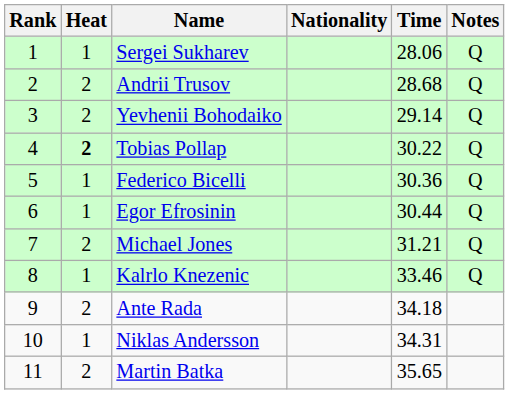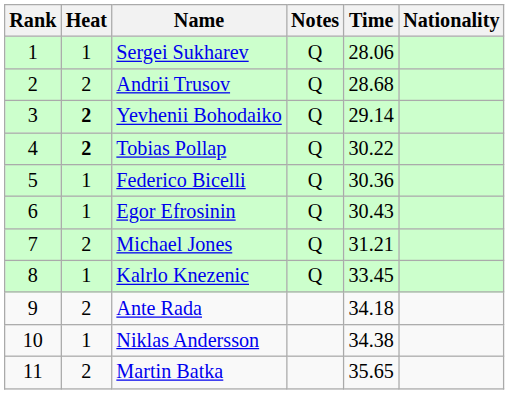columns swapped: (339, 20) <-> (475, 20)
(86, 116) normal -> (86, 116) bold
(419, 212) 30.44 -> (371, 212) 30.43
(419, 276) 33.46 -> (371, 276) 33.45
(419, 340) 34.31 -> (371, 340) 34.38
